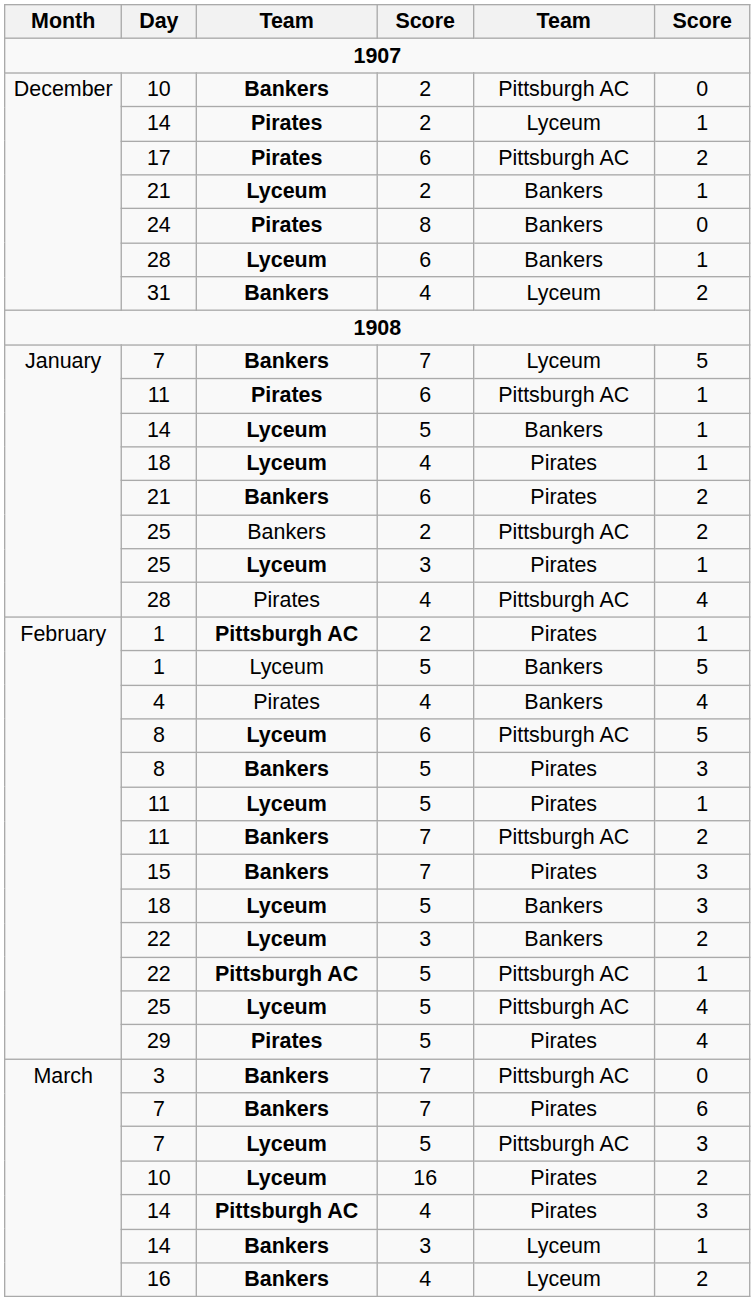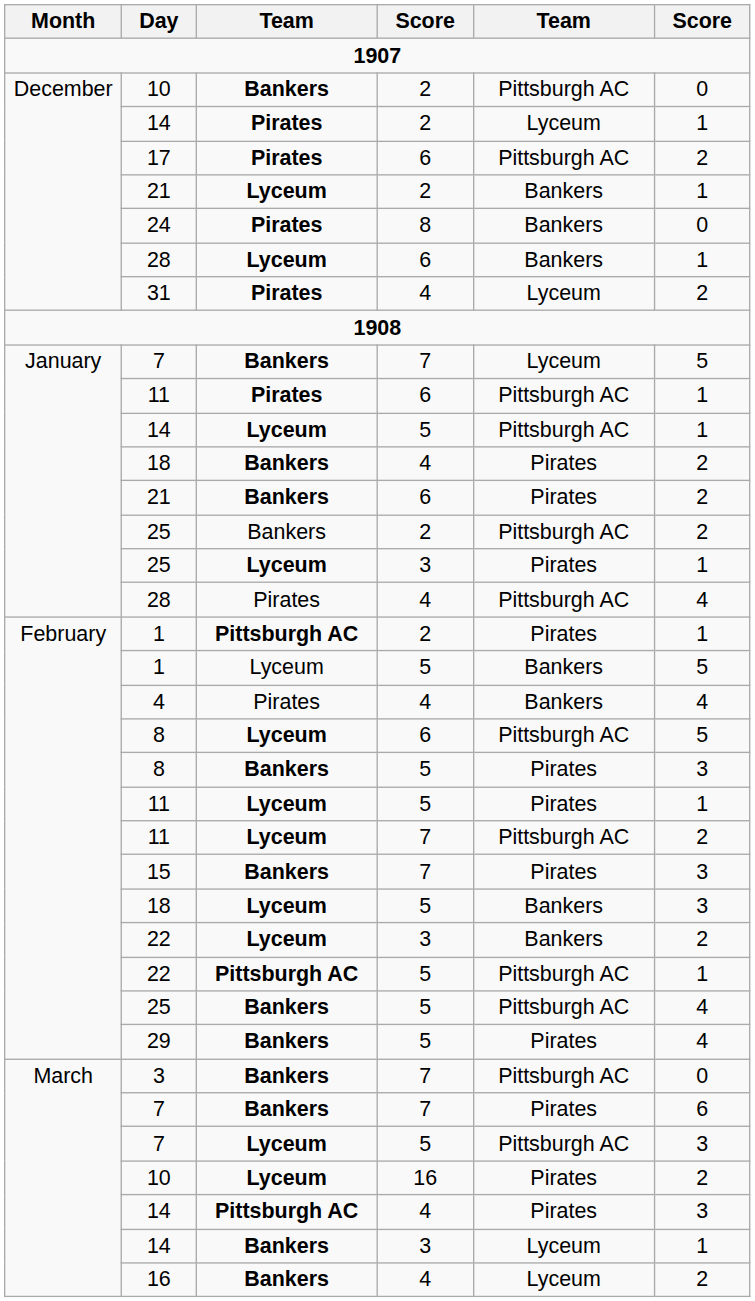(287, 293) Bankers -> (287, 293) Pirates
(564, 429) Bankers -> (564, 429) Pittsburgh AC
(287, 463) Lyceum -> (287, 463) Bankers
(702, 463) 1 -> (702, 463) 2
(287, 837) Bankers -> (287, 837) Lyceum
(287, 1007) Lyceum -> (287, 1007) Bankers
(287, 1041) Pirates -> (287, 1041) Bankers
